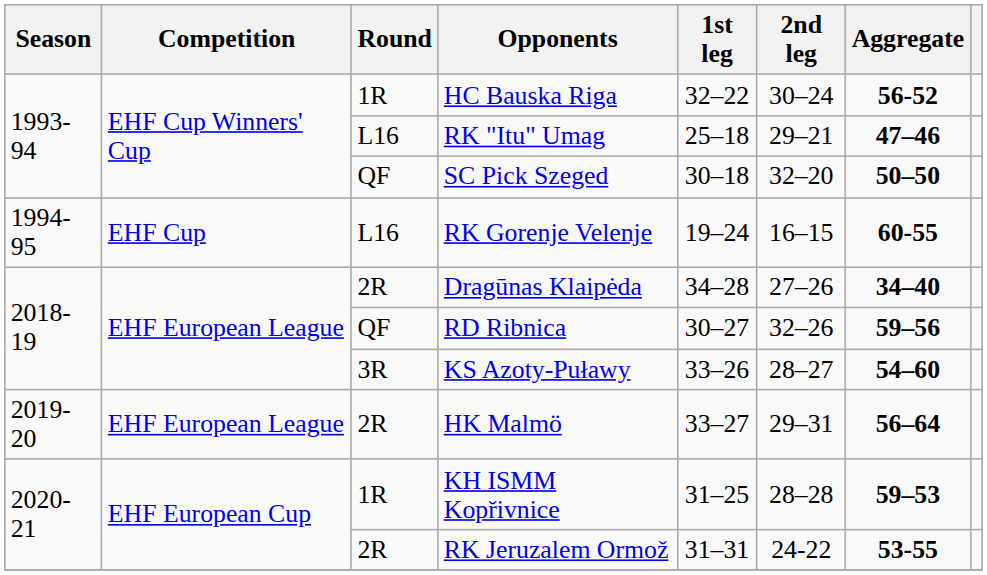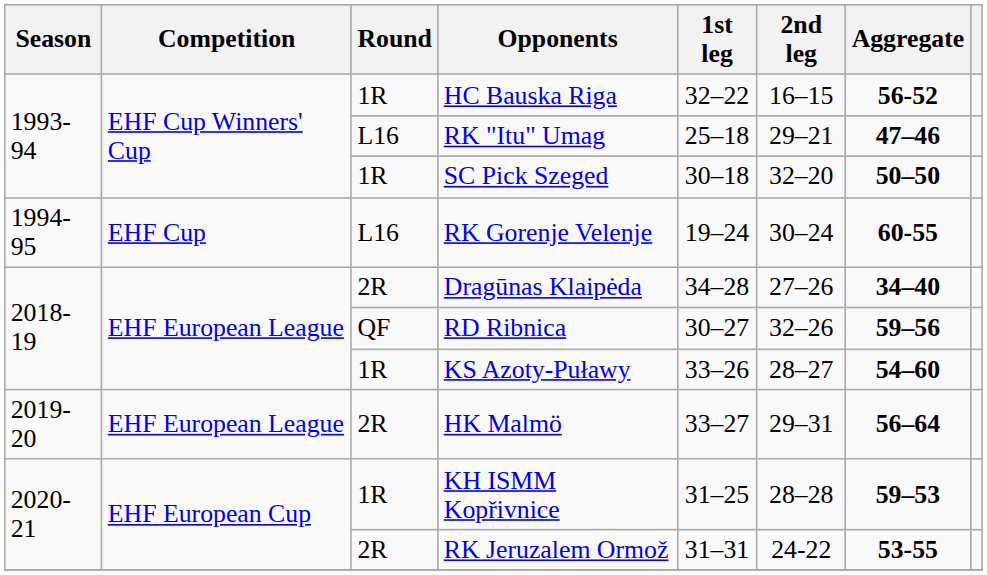(801, 94) 30–24 -> (801, 94) 16–15
(374, 176) QF -> (372, 176) 1R
(801, 231) 16–15 -> (801, 231) 30–24
(372, 368) 3R -> (372, 368) 1R
